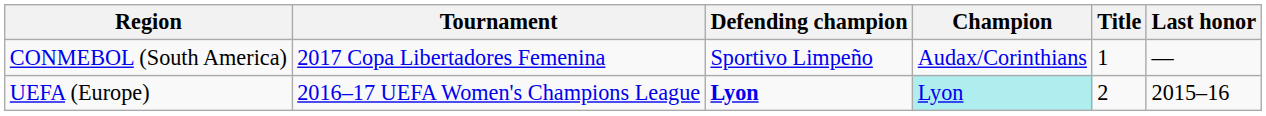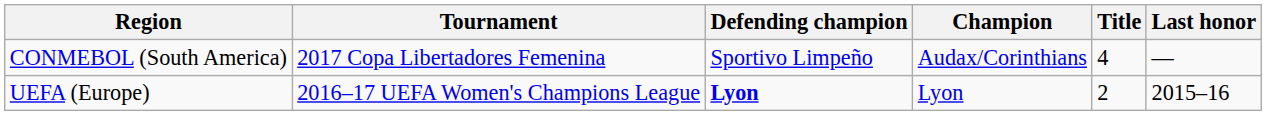(1103, 57) 1 -> (1103, 57) 4
(941, 92) paleturquoise background -> (941, 92) no background
